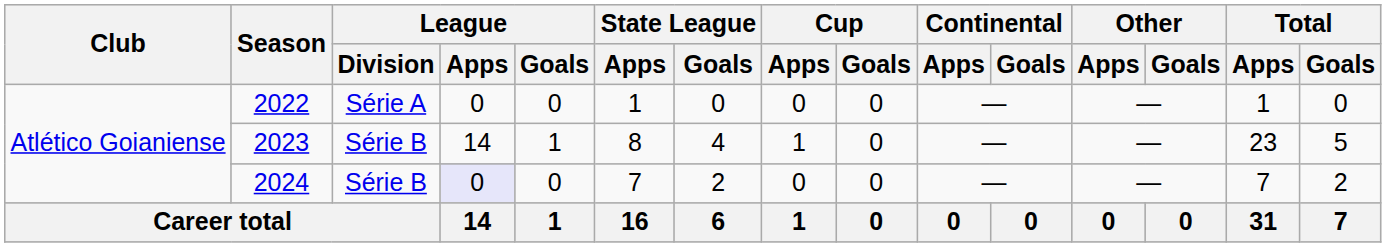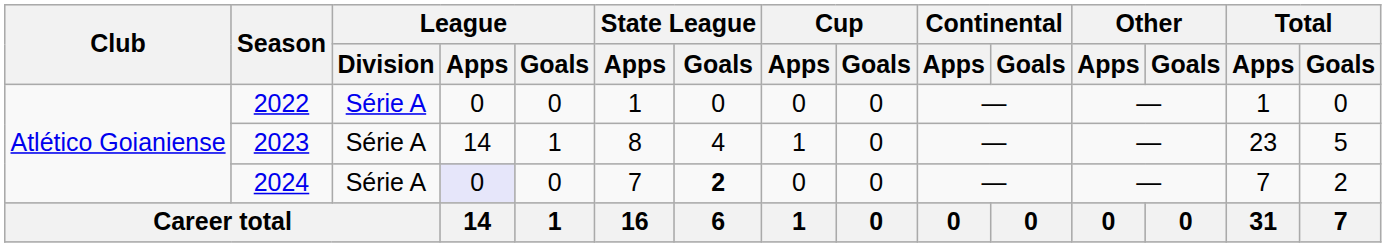(386, 143) Série B -> (386, 143) Série A
(386, 182) Série B -> (386, 182) Série A
(718, 182) normal -> (718, 182) bold
